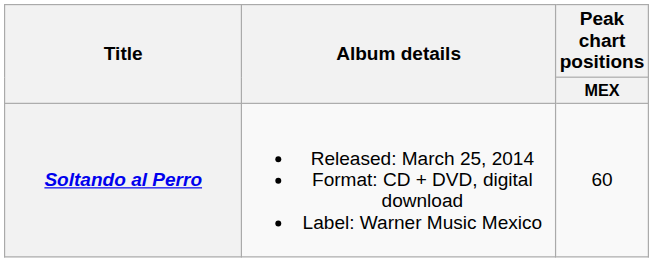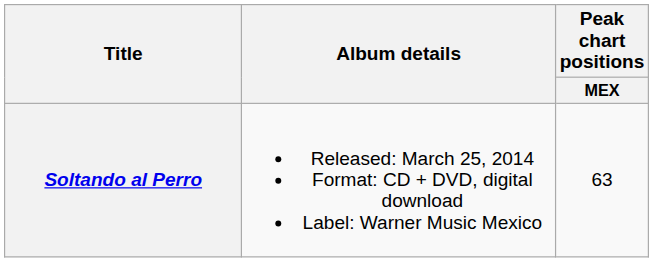(602, 180) 60 -> (602, 180) 63
